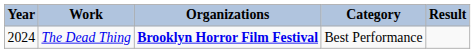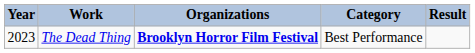(21, 37) 2024 -> (21, 37) 2023
